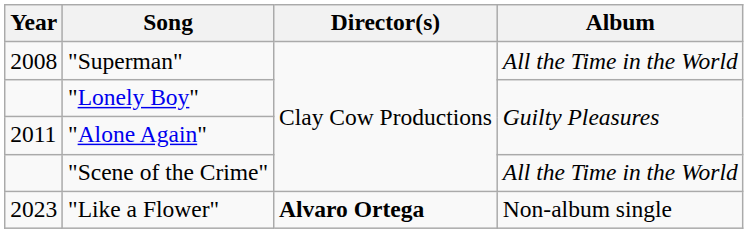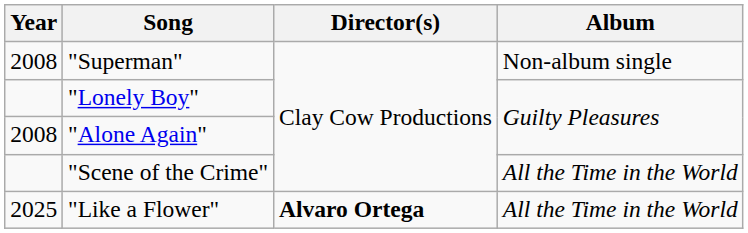(620, 60) All the Time in the World -> (587, 60) Non-album single
(33, 135) 2011 -> (34, 135) 2008
(34, 209) 2023 -> (34, 209) 2025
(587, 209) Non-album single -> (620, 209) All the Time in the World
